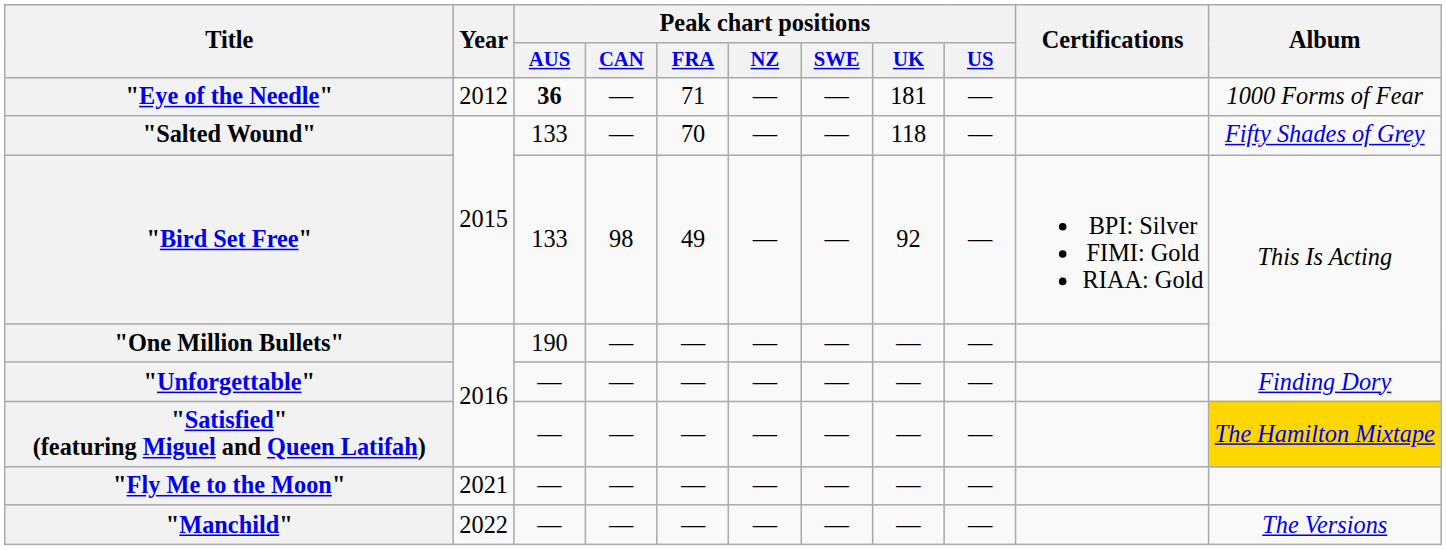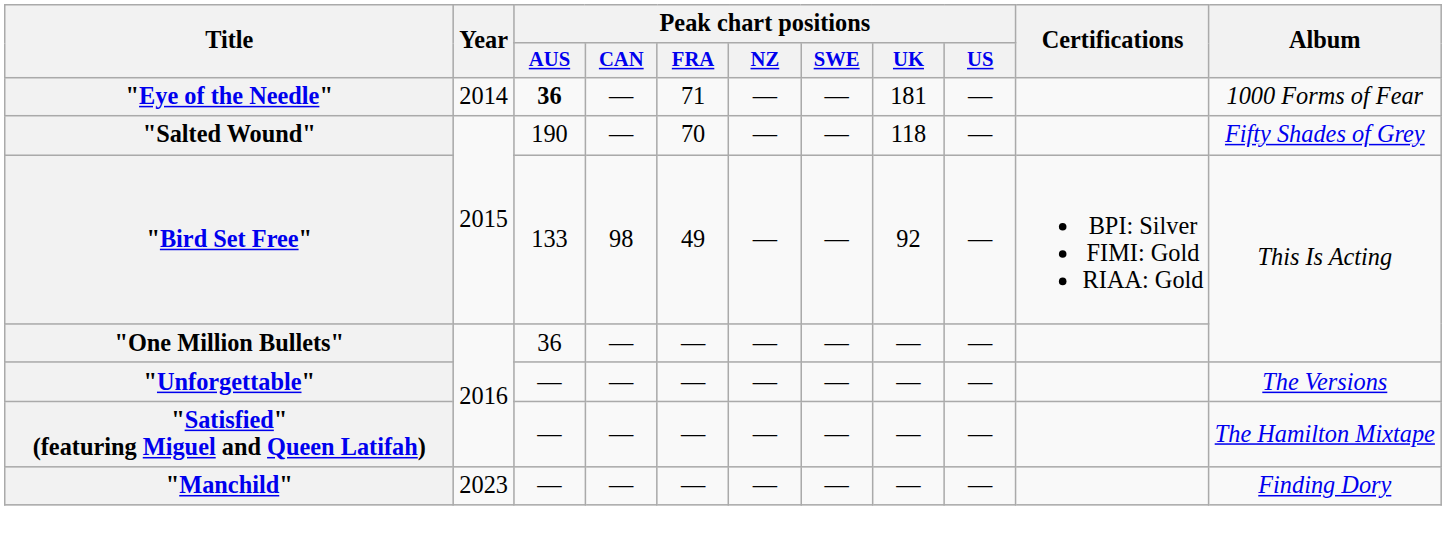(484, 96) 2012 -> (484, 96) 2014
(549, 135) 133 -> (549, 135) 190
(549, 342) 190 -> (549, 342) 36
(1325, 381) Finding Dory -> (1325, 381) The Versions
(1325, 433) gold background -> (1325, 433) no background
- row: (229, 485)
(484, 524) 2022 -> (484, 485) 2023
(1325, 524) The Versions -> (1325, 485) Finding Dory
